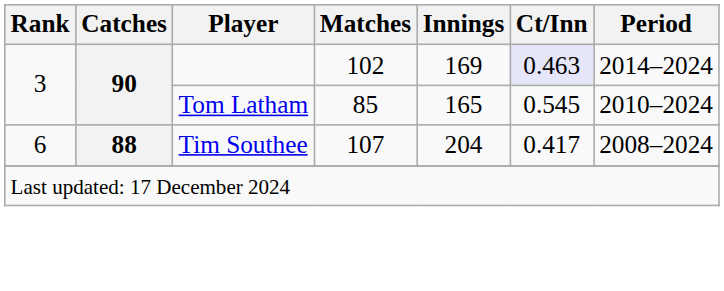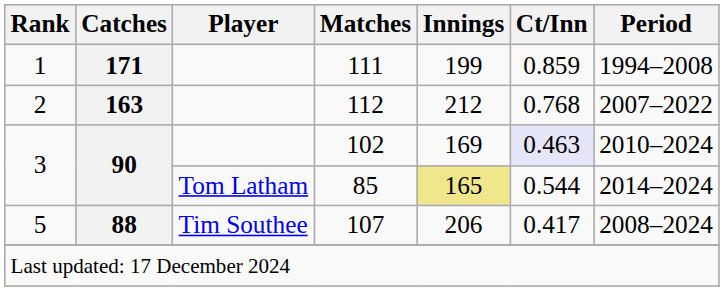+ row: (365, 64)
+ row: (365, 104)
(656, 64) 2014–2024 -> (656, 144) 2010–2024
(463, 104) no background -> (463, 184) khaki background
(552, 104) 0.545 -> (552, 184) 0.544
(656, 104) 2010–2024 -> (656, 184) 2014–2024
(40, 144) 6 -> (40, 225) 5
(463, 144) 204 -> (463, 225) 206
